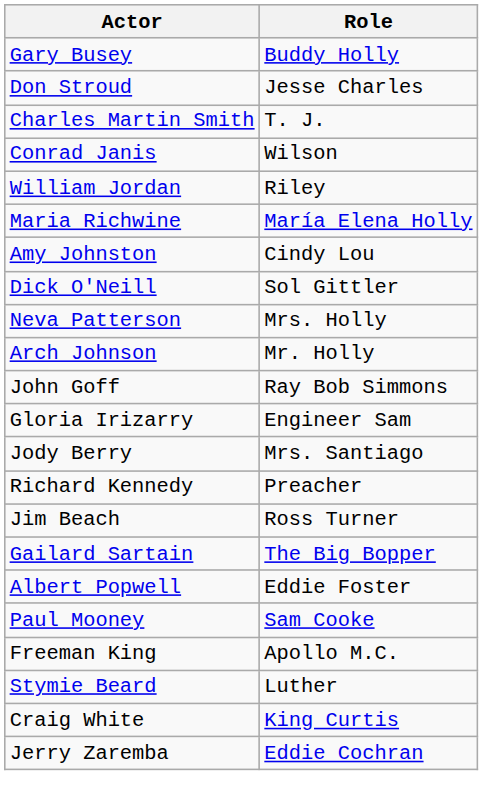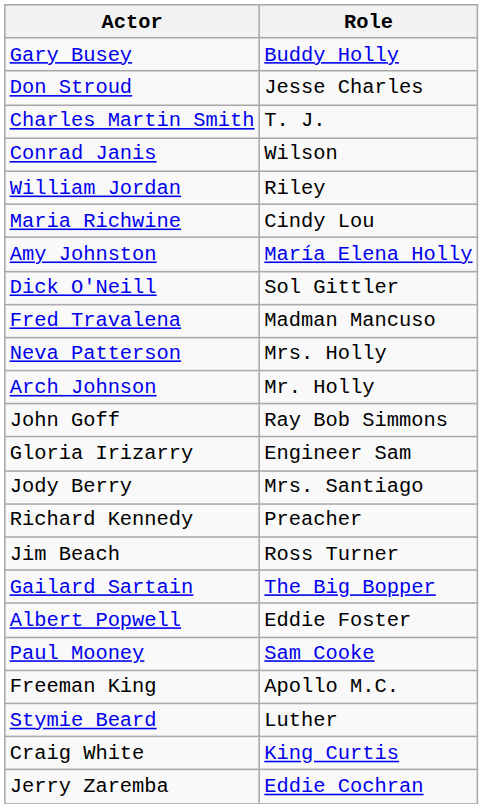(368, 221) María Elena Holly -> (319, 221) Cindy Lou
(319, 254) Cindy Lou -> (368, 254) María Elena Holly
+ row: (95, 321)
